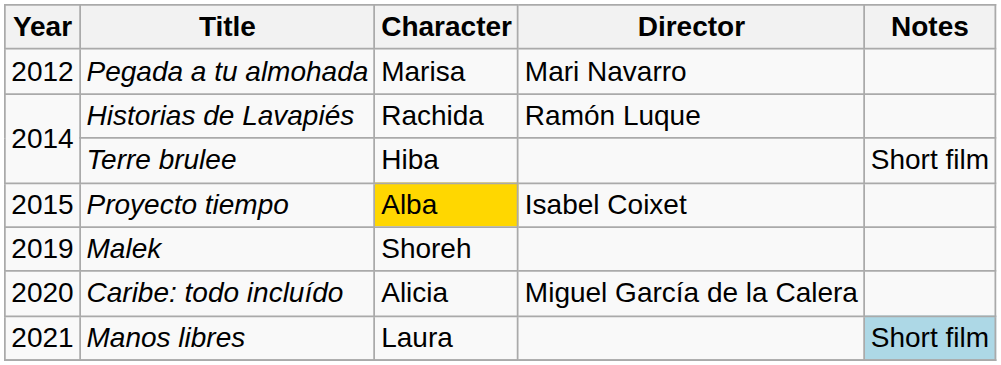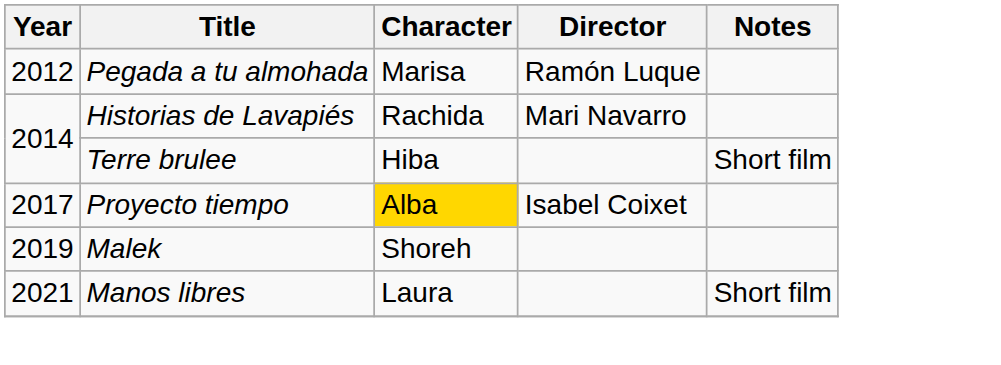(606, 71) Mari Navarro -> (613, 71) Ramón Luque
(613, 115) Ramón Luque -> (606, 115) Mari Navarro
(42, 204) 2015 -> (42, 204) 2017
- row: (215, 293)
(930, 337) lightblue background -> (773, 293) no background
